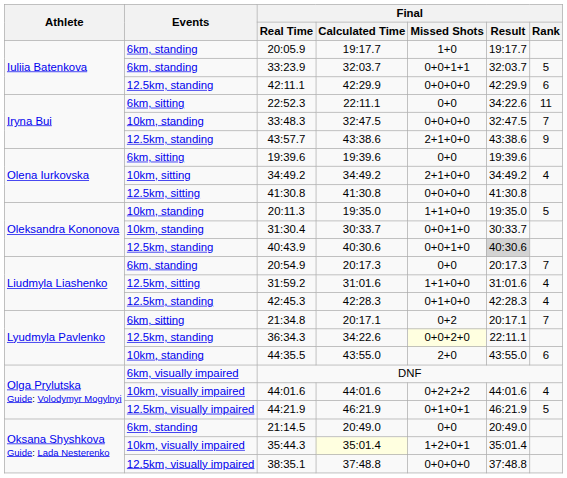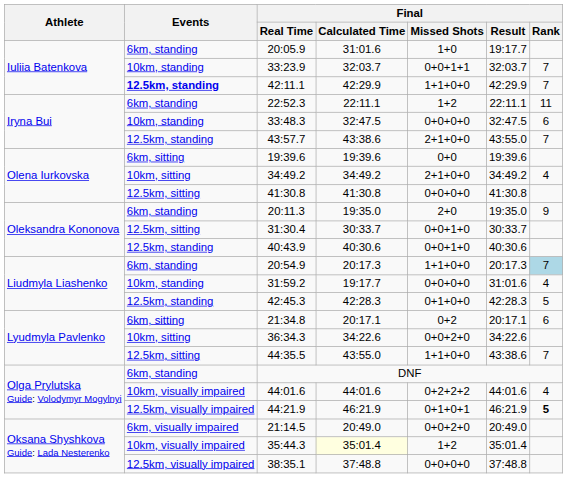(362, 49) 19:17.7 -> (362, 49) 31:01.6
(162, 67) 6km, standing -> (165, 67) 10km, standing
(546, 67) 5 -> (546, 67) 7
(170, 85) normal -> (173, 85) bold
(447, 85) 0+0+0+0 -> (447, 85) 1+1+0+0
(546, 85) 6 -> (546, 85) 7
(156, 103) 6km, sitting -> (162, 103) 6km, standing
(447, 103) 0+0 -> (447, 103) 1+2
(508, 103) 34:22.6 -> (508, 103) 22:11.1
(546, 121) 7 -> (546, 121) 6
(508, 139) 43:38.6 -> (508, 139) 43:55.0
(546, 139) 9 -> (546, 139) 7
(165, 211) 10km, standing -> (162, 211) 6km, standing
(447, 211) 1+1+0+0 -> (447, 211) 2+0
(546, 211) 5 -> (546, 211) 9
(165, 229) 10km, standing -> (163, 229) 12.5km, sitting
(508, 247) lightgrey background -> (508, 247) no background
(447, 265) 0+0 -> (447, 265) 1+1+0+0
(546, 265) no background -> (546, 265) lightblue background
(163, 283) 12.5km, sitting -> (165, 283) 10km, standing
(362, 283) 31:01.6 -> (362, 283) 19:17.7
(447, 283) 1+1+0+0 -> (447, 283) 0+0+0+0
(546, 301) 4 -> (546, 301) 5
(546, 319) 7 -> (546, 319) 6
(170, 337) 12.5km, standing -> (159, 337) 10km, sitting
(447, 337) lightyellow background -> (447, 337) no background
(508, 337) 22:11.1 -> (508, 337) 34:22.6
(165, 355) 10km, standing -> (163, 355) 12.5km, sitting
(447, 355) 2+0 -> (447, 355) 1+1+0+0
(508, 355) 43:55.0 -> (508, 355) 43:38.6
(546, 355) 6 -> (546, 355) 7
(183, 373) 6km, visually impaired -> (162, 373) 6km, standing
(546, 409) normal -> (546, 409) bold
(162, 427) 6km, standing -> (183, 427) 6km, visually impaired
(447, 427) 0+0 -> (447, 427) 0+0+2+0
(447, 445) 1+2+0+1 -> (447, 445) 1+2
